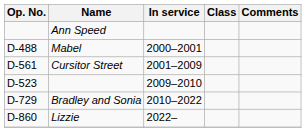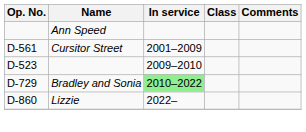- row: (22, 48)
(174, 100) no background -> (174, 83) lightgreen background
